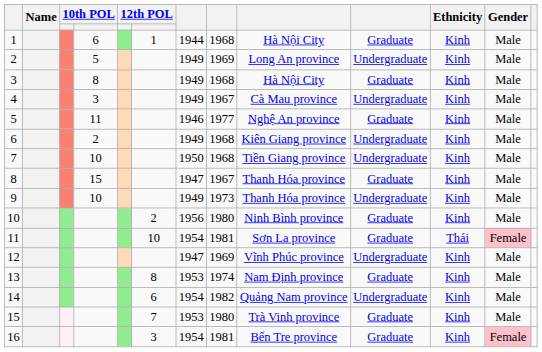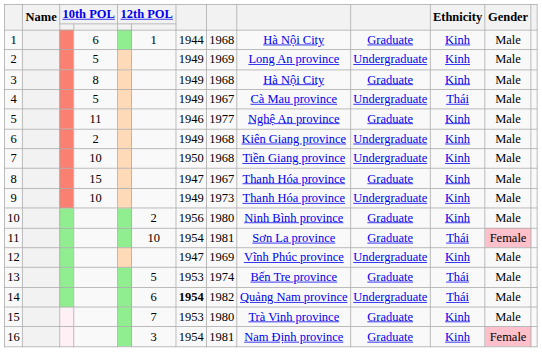(96, 99) 3 -> (96, 99) 5
(458, 99) Kinh -> (458, 99) Thái
(154, 277) 8 -> (154, 277) 5
(294, 277) Nam Định province -> (294, 277) Bến Tre province
(458, 277) Kinh -> (458, 277) Thái
(191, 297) normal -> (191, 297) bold
(458, 297) Kinh -> (458, 297) Thái
(294, 336) Bến Tre province -> (294, 336) Nam Định province
